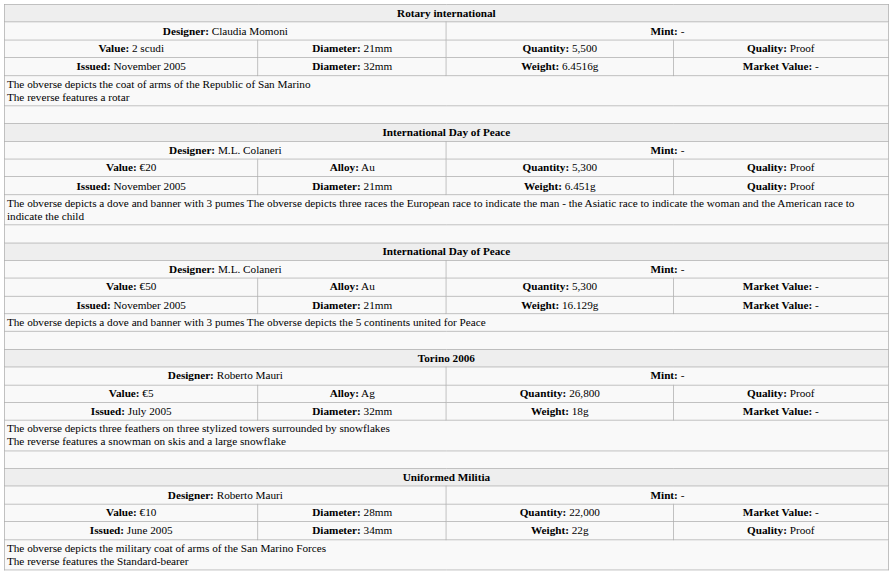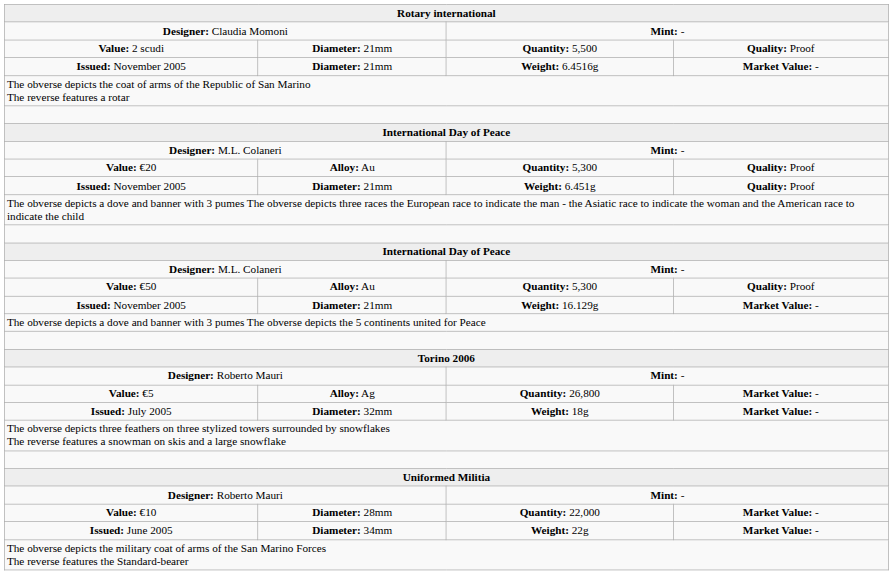(352, 66) Diameter: 32mm -> (352, 66) Diameter: 21mm
(781, 287) Market Value: - -> (781, 287) Quality: Proof
(781, 393) Quality: Proof -> (781, 393) Market Value: -
(781, 530) Quality: Proof -> (781, 530) Market Value: -
